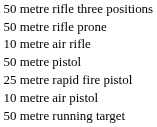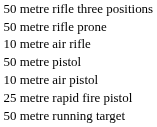rows swapped: (68, 80) <-> (51, 97)
